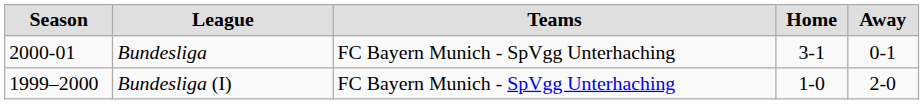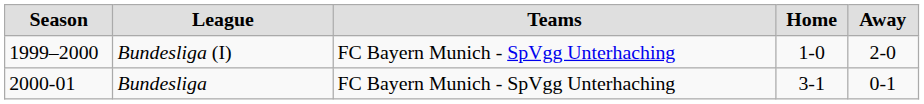rows swapped: (175, 83) <-> (162, 51)
